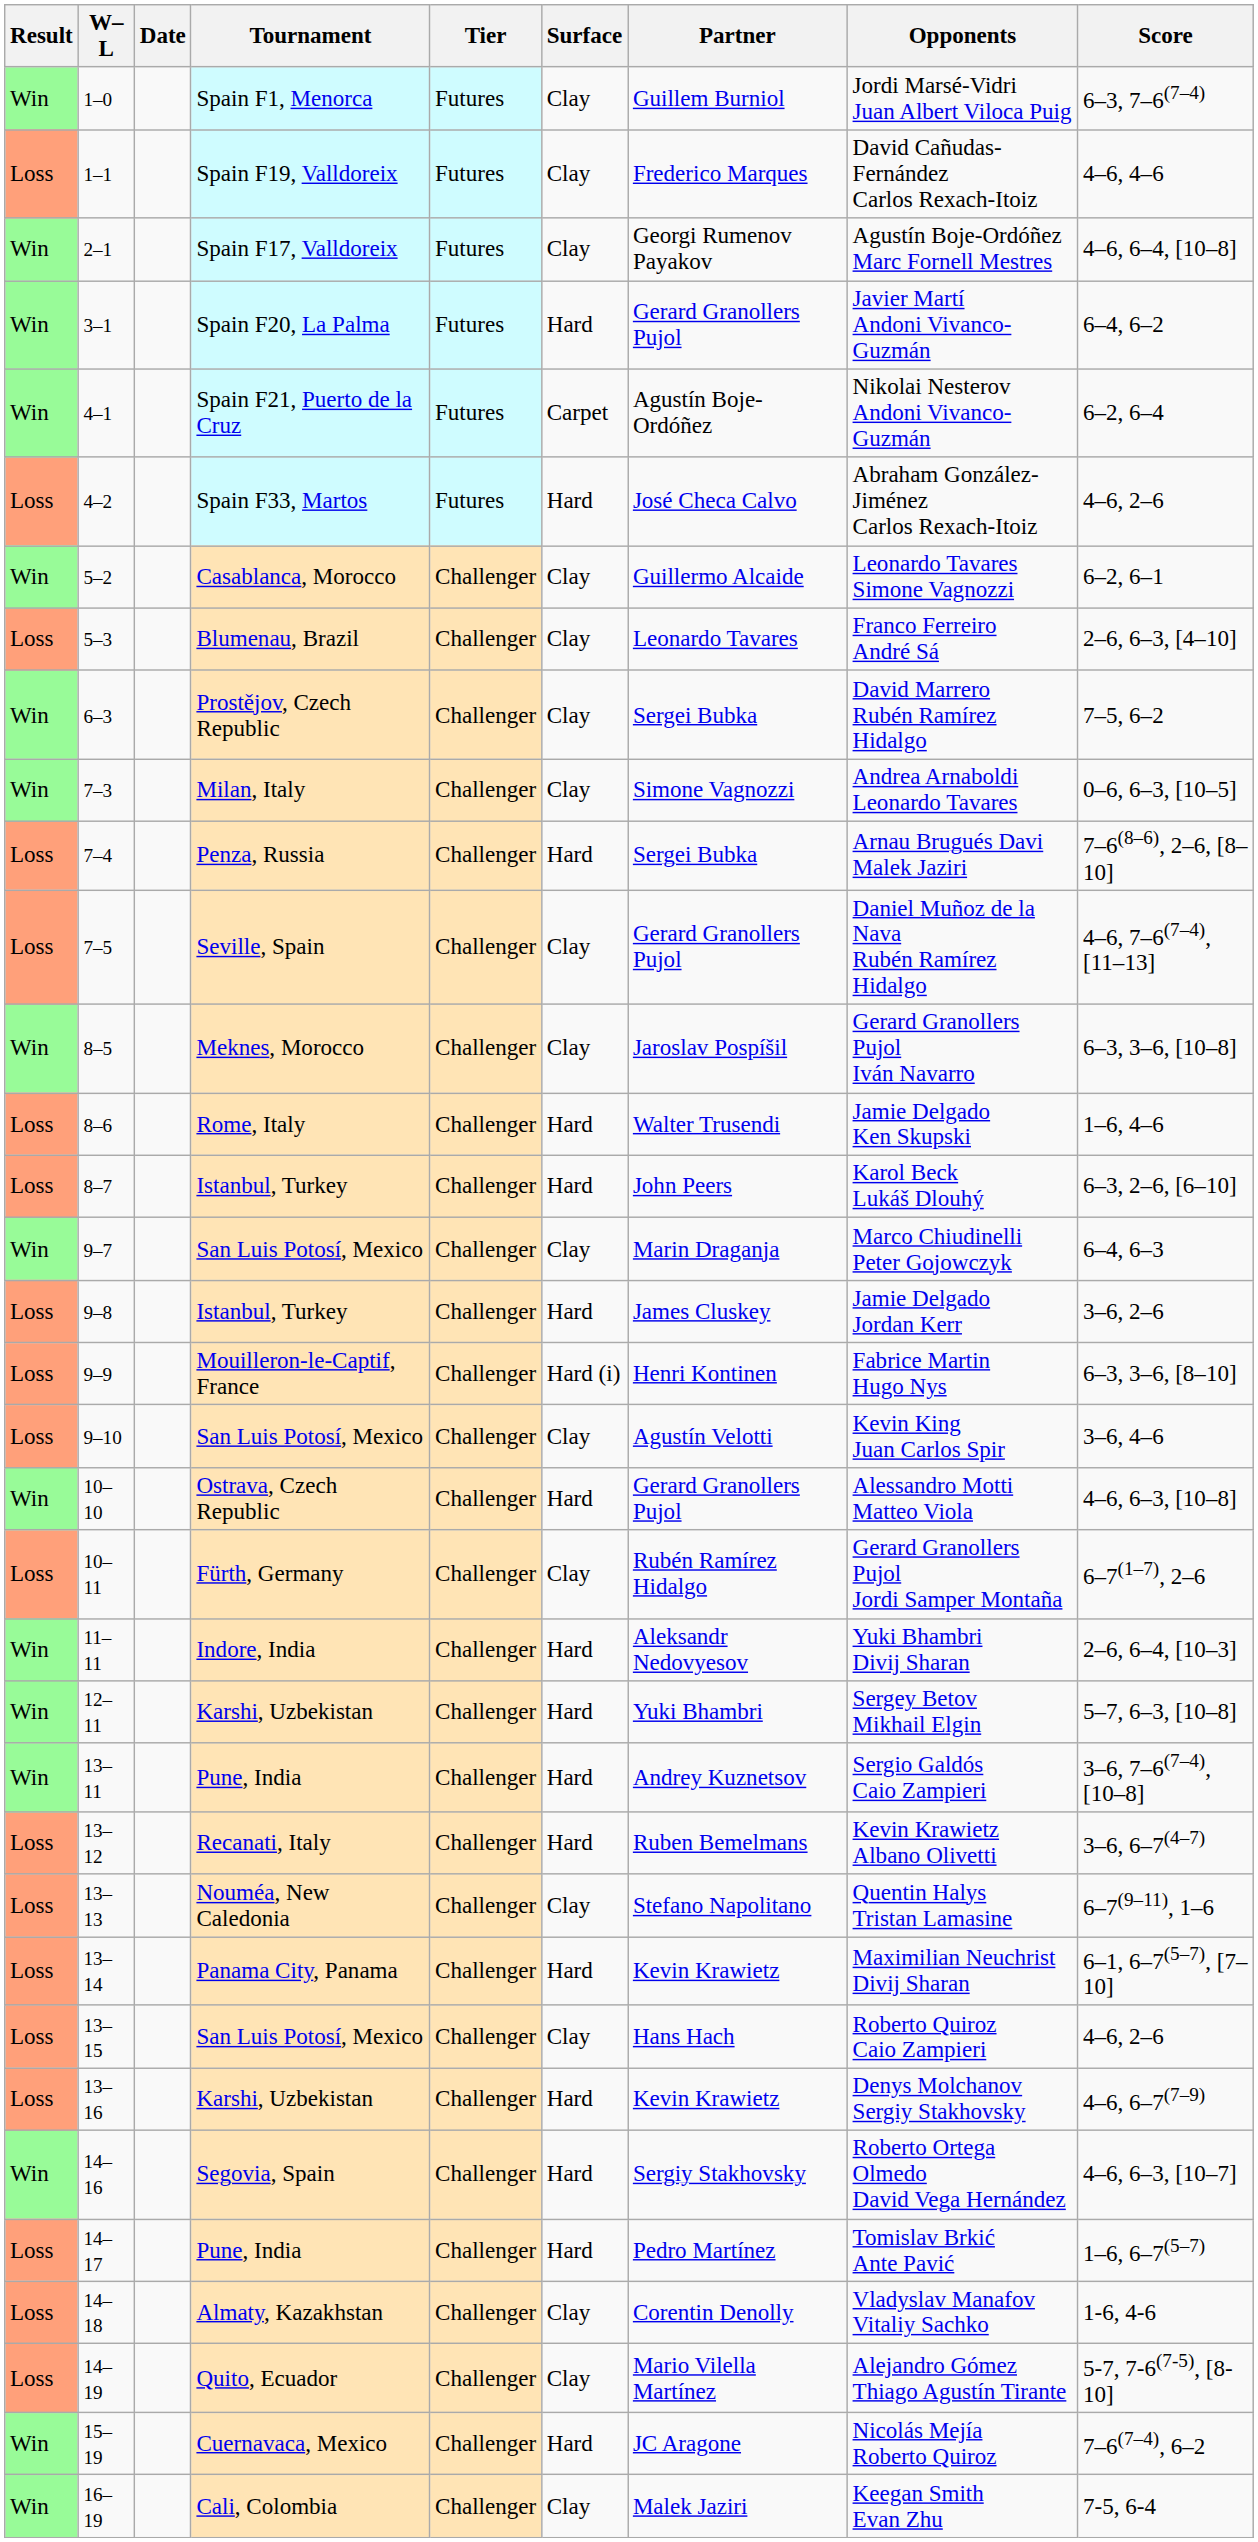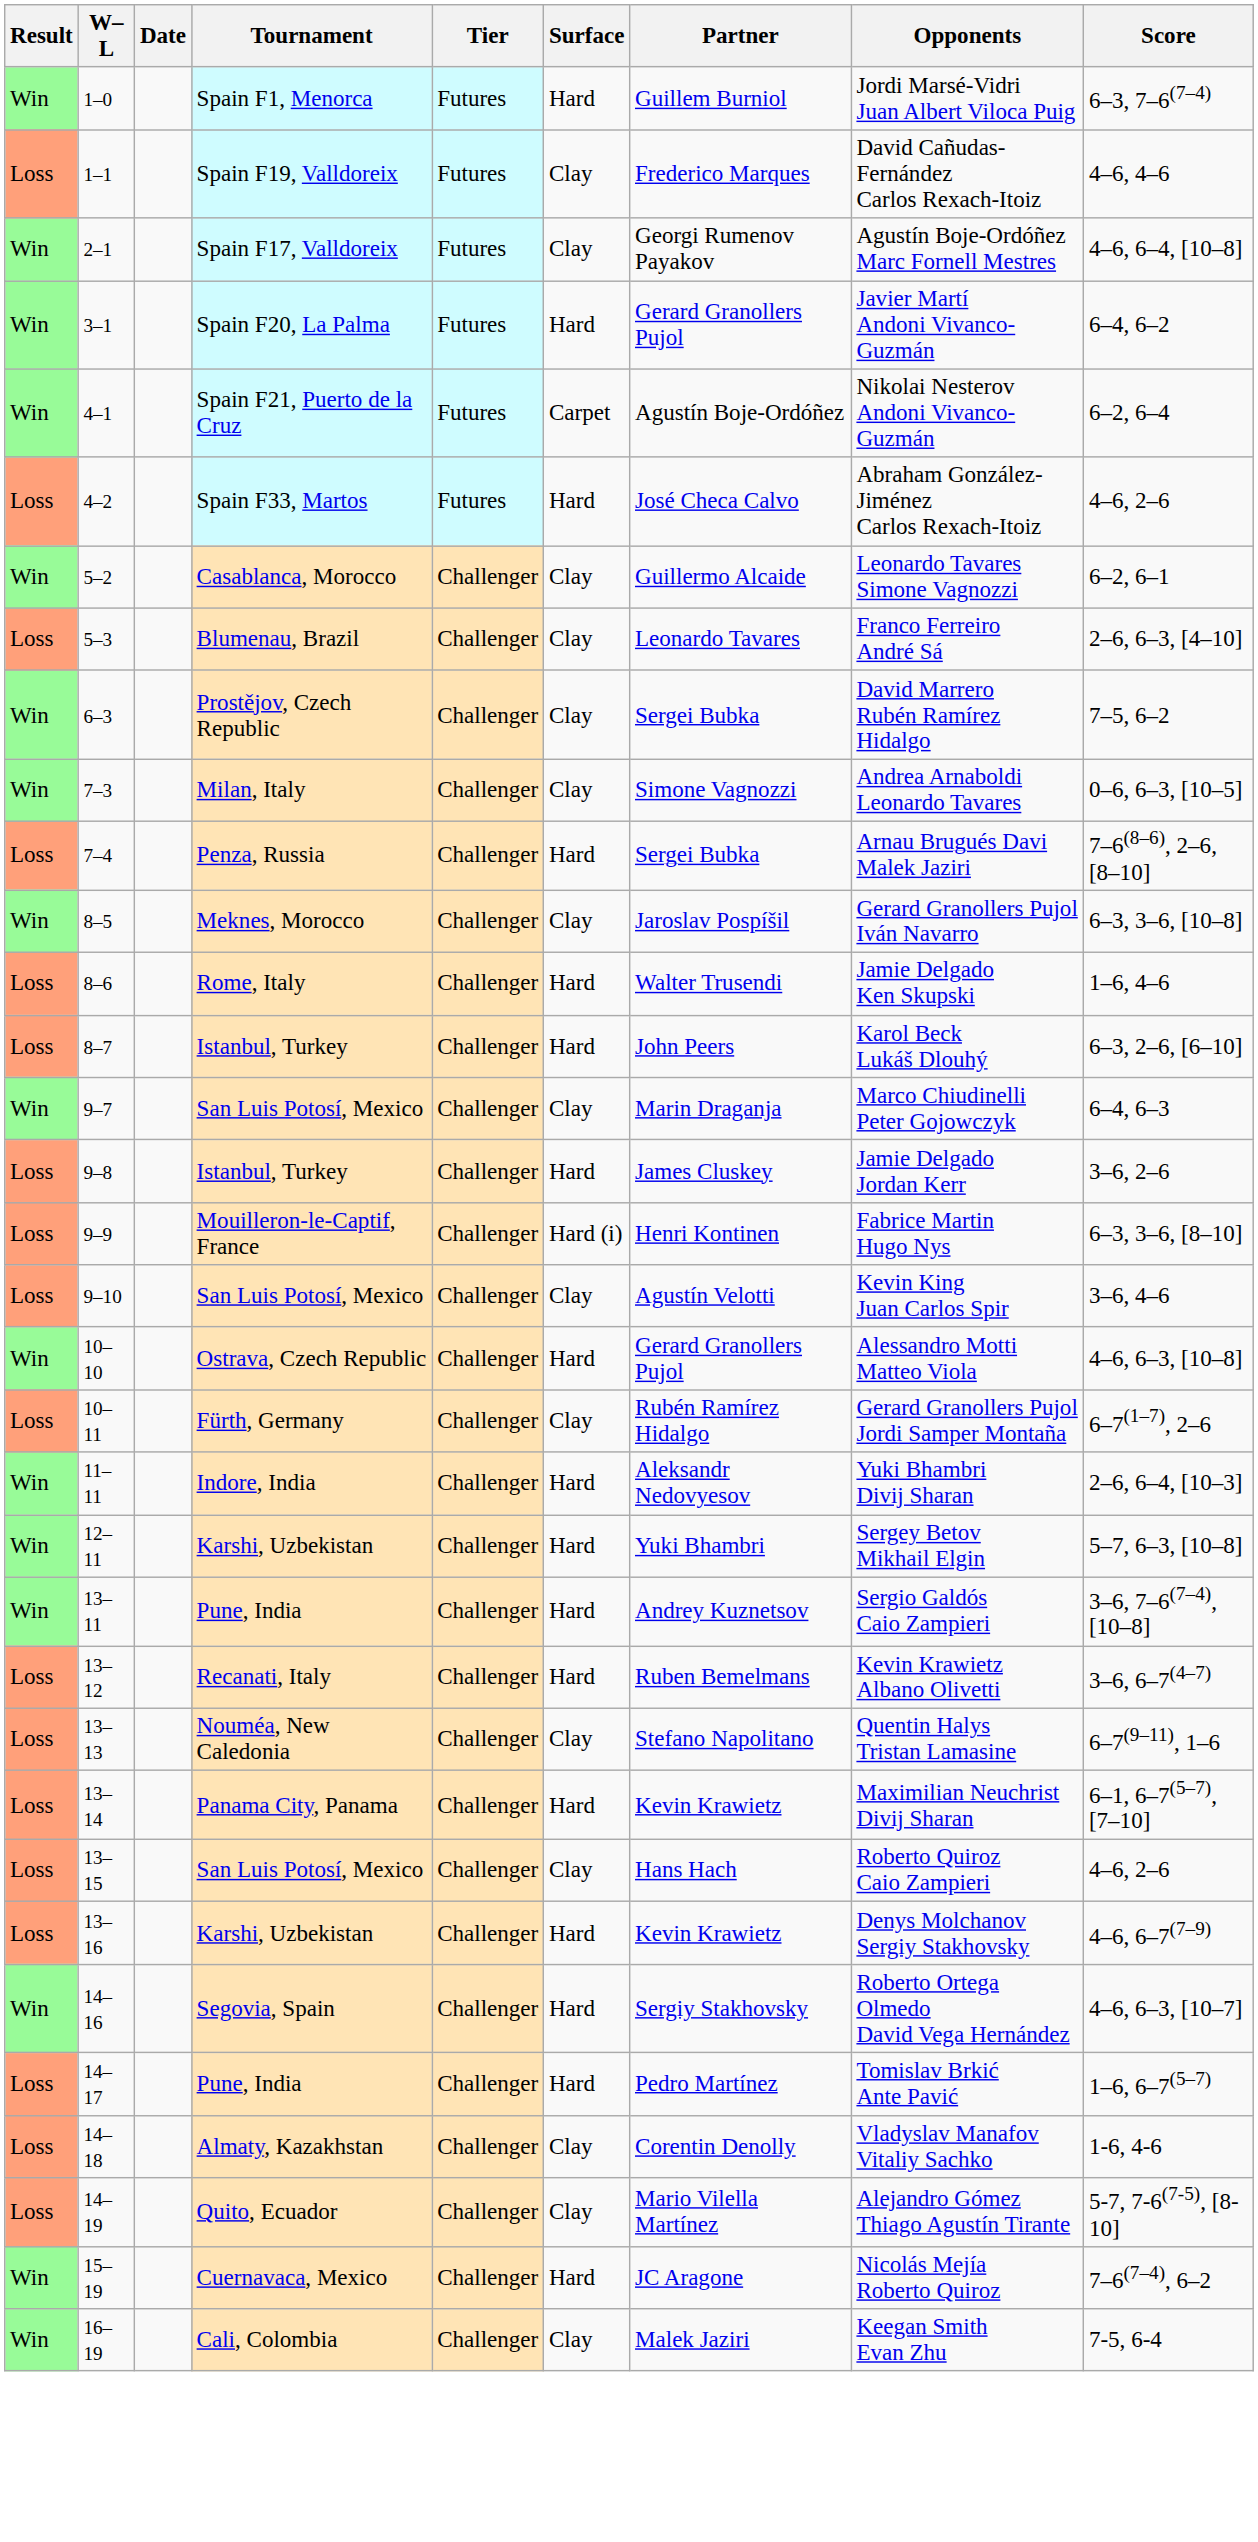(569, 98) Clay -> (572, 98) Hard
- row: (98, 948)
